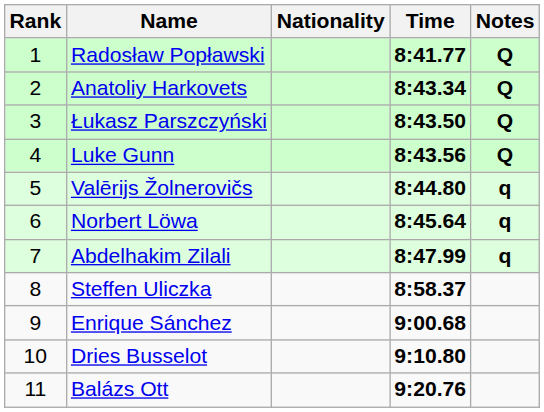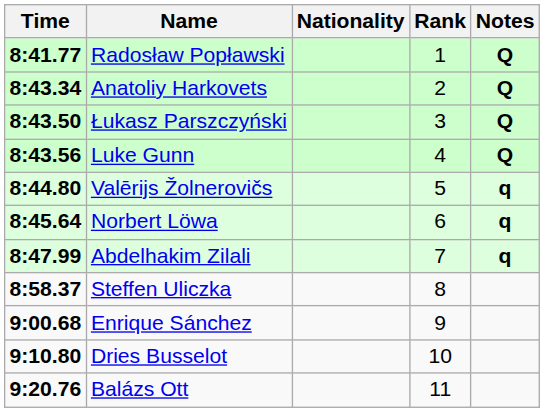columns swapped: (35, 21) <-> (430, 21)
